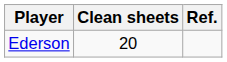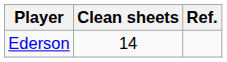(128, 43) 20 -> (128, 43) 14
